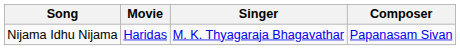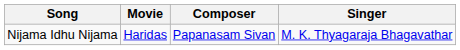columns swapped: (401, 14) <-> (258, 14)
